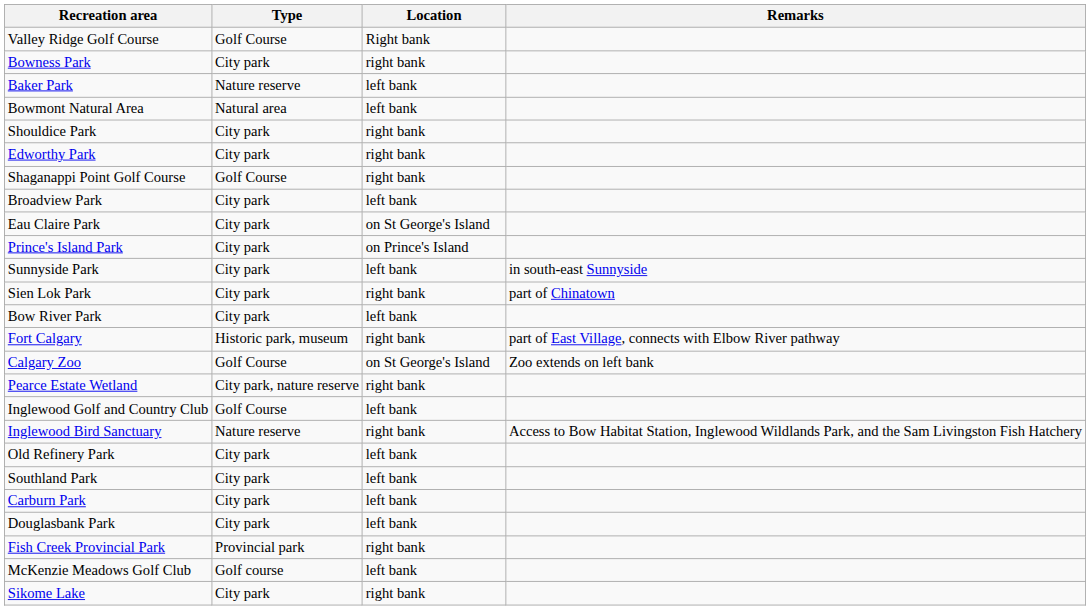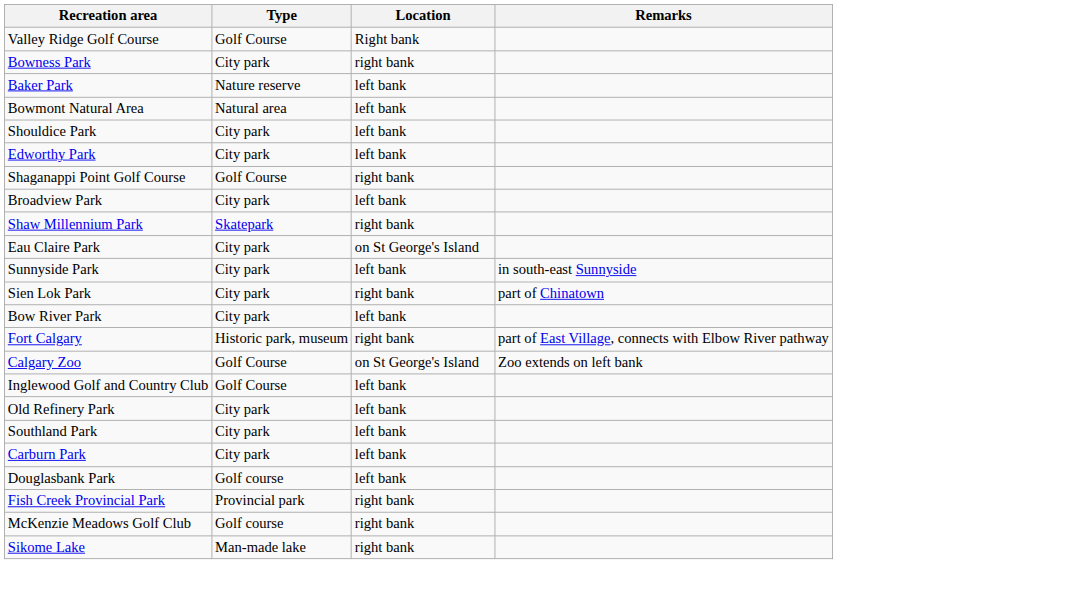(395, 131) right bank -> (381, 131) left bank
(395, 154) right bank -> (381, 154) left bank
+ row: (75, 223)
- row: (65, 246)
- row: (73, 385)
- row: (85, 431)
(242, 524) City park -> (249, 477) Golf course
(391, 570) left bank -> (385, 524) right bank
(242, 593) City park -> (261, 547) Man-made lake
